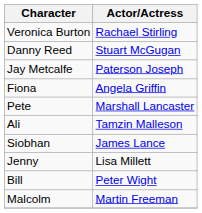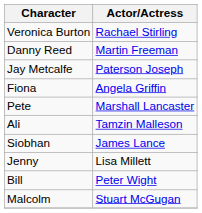(138, 50) Stuart McGugan -> (137, 50) Martin Freeman
(137, 198) Martin Freeman -> (138, 198) Stuart McGugan
